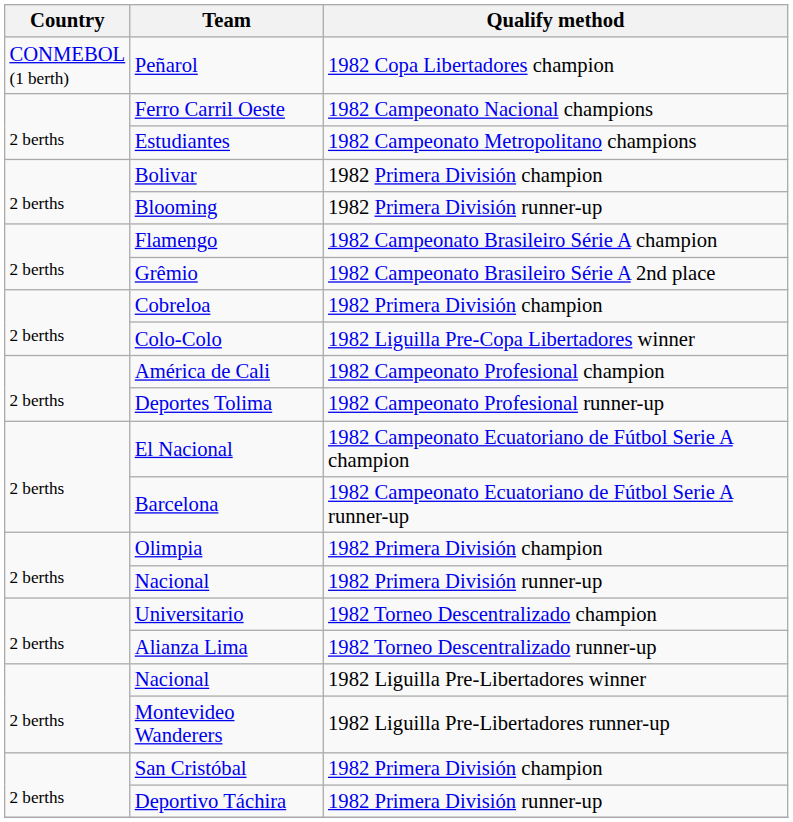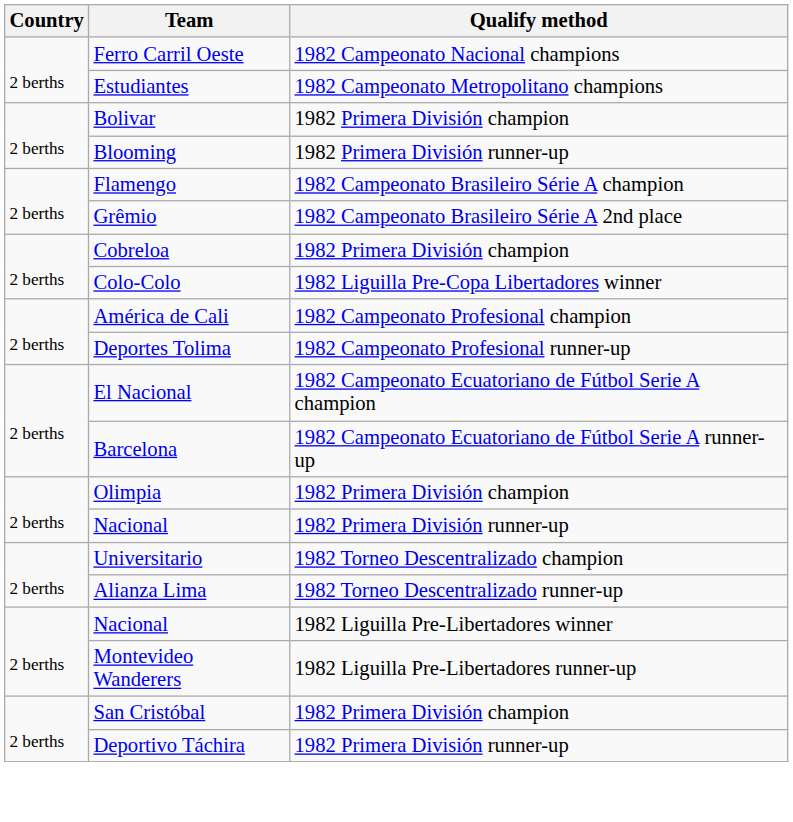- row: (166, 65)
